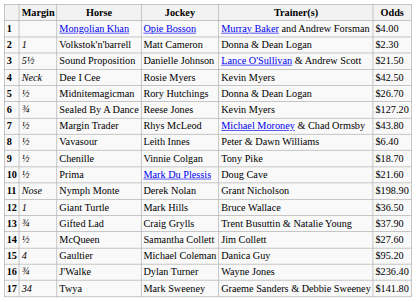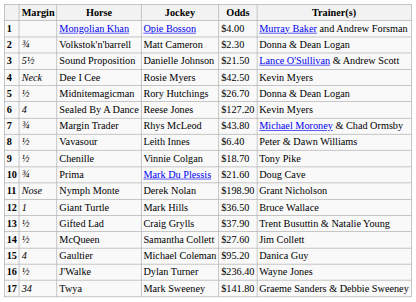columns swapped: (296, 12) <-> (392, 12)
(24, 45) 1 -> (25, 45) ¾
(25, 110) ¾ -> (24, 110) 4
(25, 126) ½ -> (25, 126) ¾
(25, 175) ½ -> (25, 175) ¾
(25, 223) ¾ -> (25, 223) ½
(25, 272) ¾ -> (25, 272) ½
